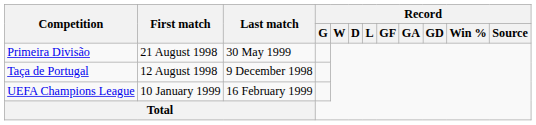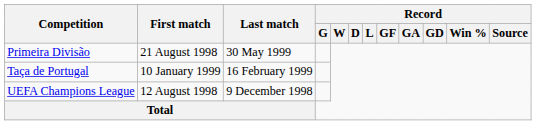(179, 71) 12 August 1998 -> (180, 71) 10 January 1999
(269, 71) 9 December 1998 -> (269, 71) 16 February 1999
(180, 91) 10 January 1999 -> (179, 91) 12 August 1998
(269, 91) 16 February 1999 -> (269, 91) 9 December 1998
